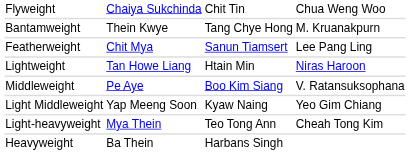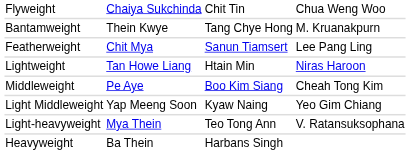(350, 85) V. Ratansuksophana -> (339, 85) Cheah Tong Kim
(339, 124) Cheah Tong Kim -> (350, 124) V. Ratansuksophana
